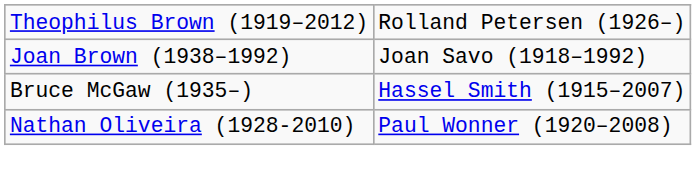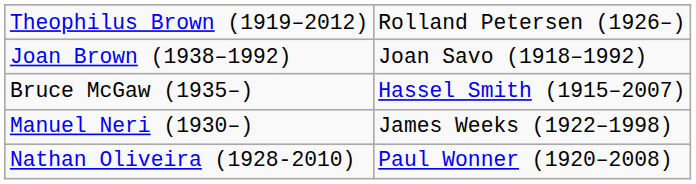+ row: (131, 126)
